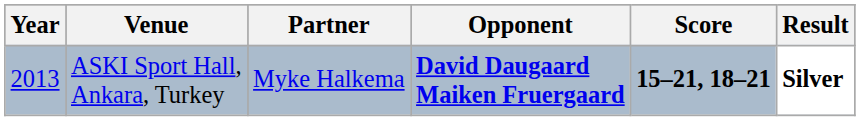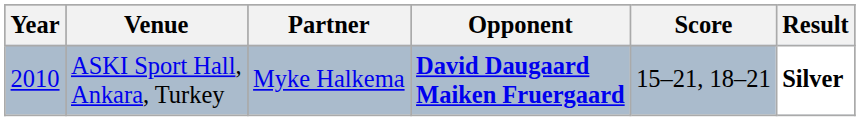(35, 79) 2013 -> (35, 79) 2010
(703, 79) bold -> (703, 79) normal
